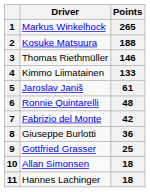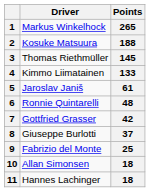(128, 57) 146 -> (128, 57) 145
(62, 118) Fabrizio del Monte -> (59, 118) Gottfried Grasser
(128, 133) 36 -> (128, 133) 37
(59, 149) Gottfried Grasser -> (62, 149) Fabrizio del Monte
